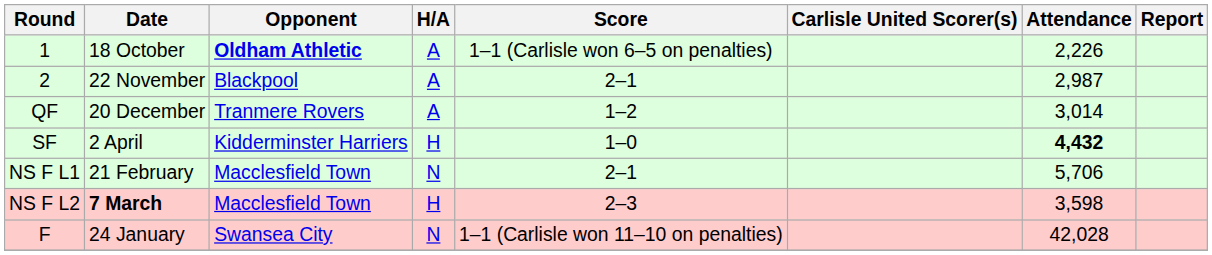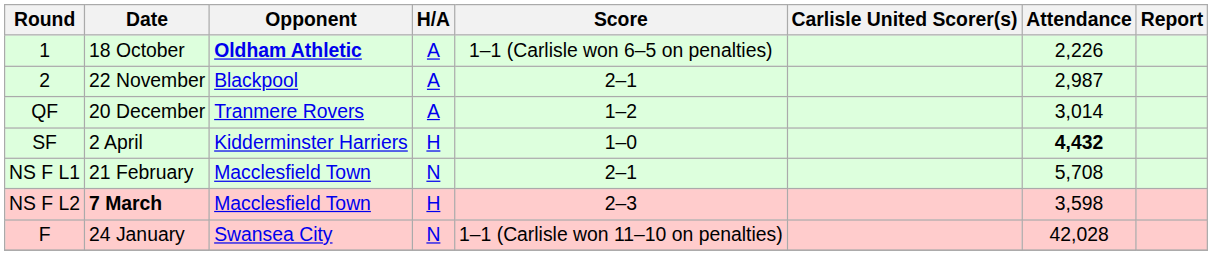(1079, 173) 5,706 -> (1079, 173) 5,708
